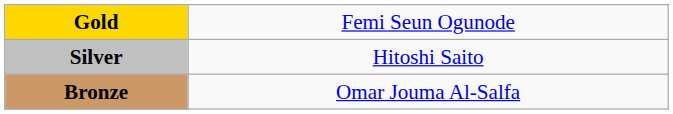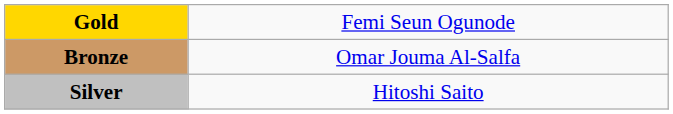rows swapped: (96, 56) <-> (96, 91)
